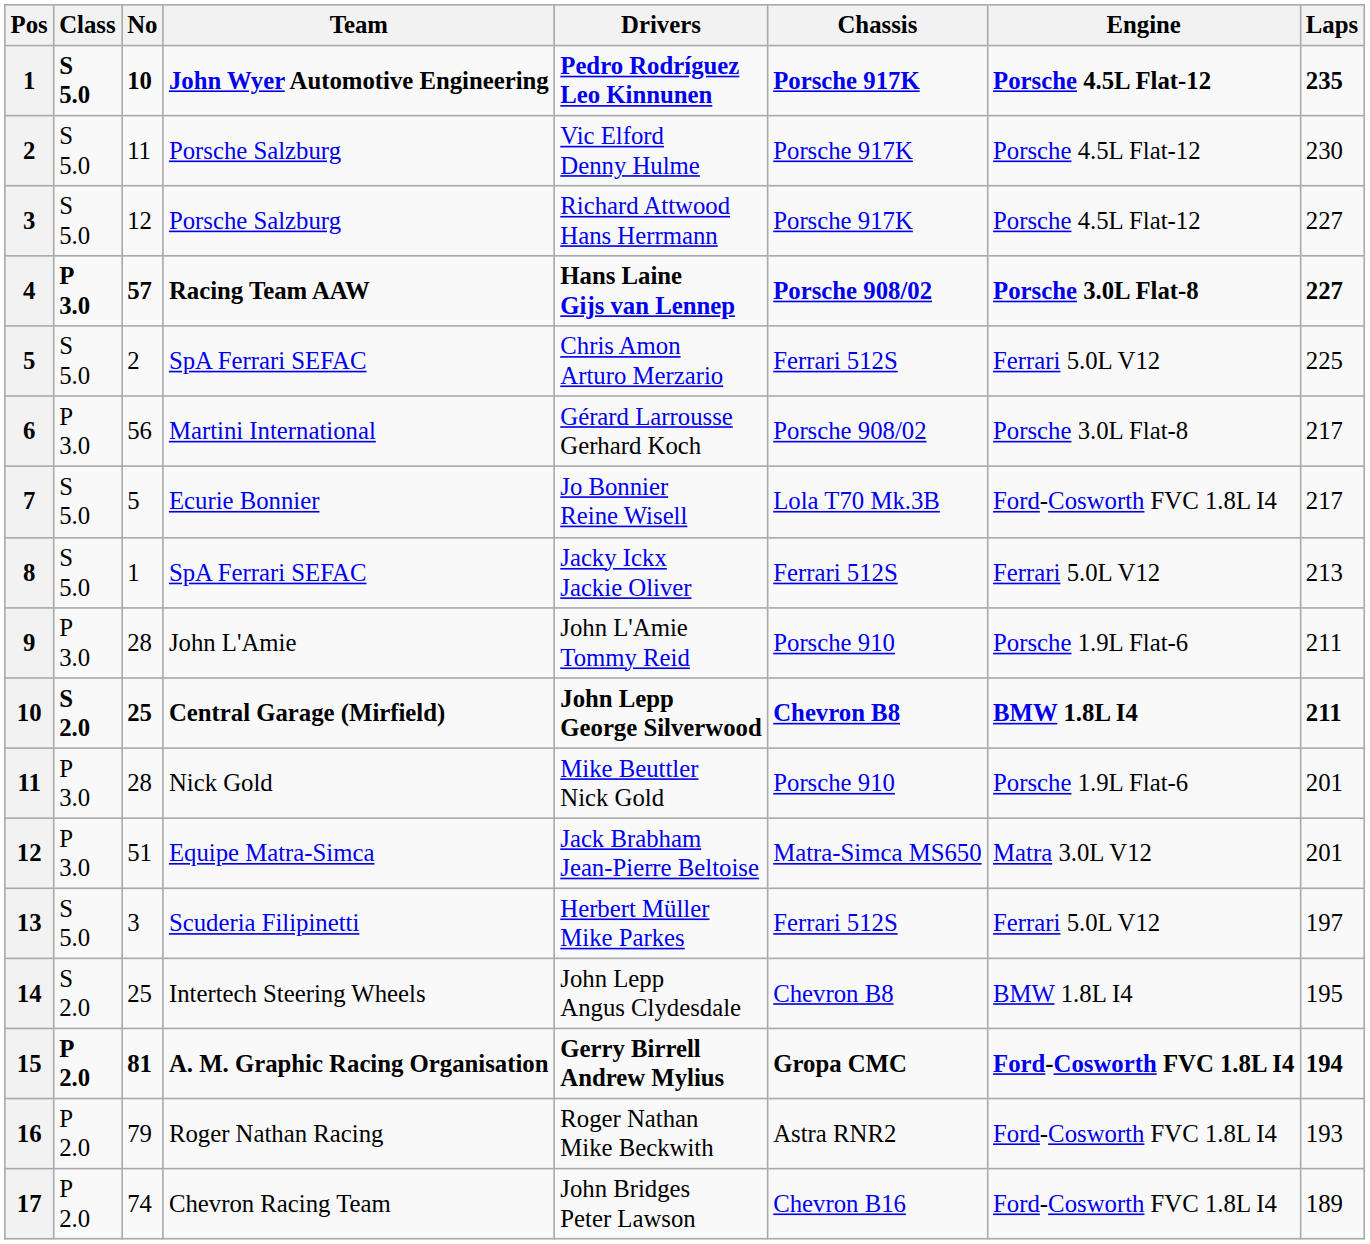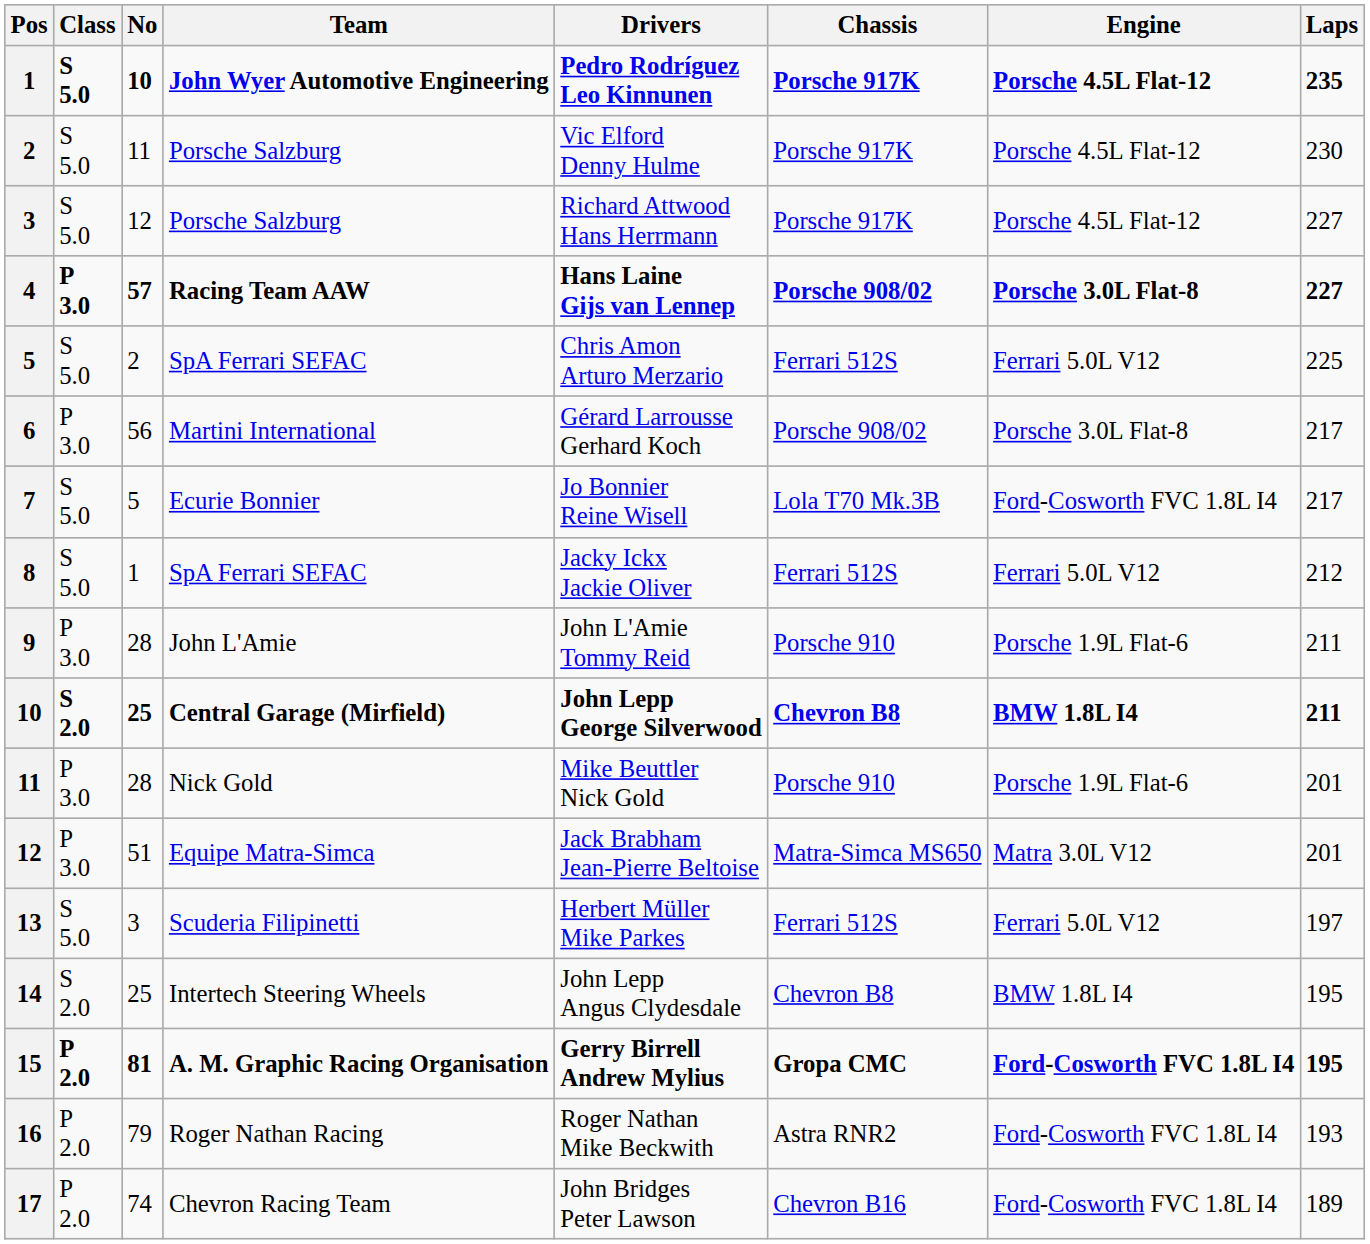(1324, 571) 213 -> (1324, 571) 212
(1324, 1063) 194 -> (1324, 1063) 195
